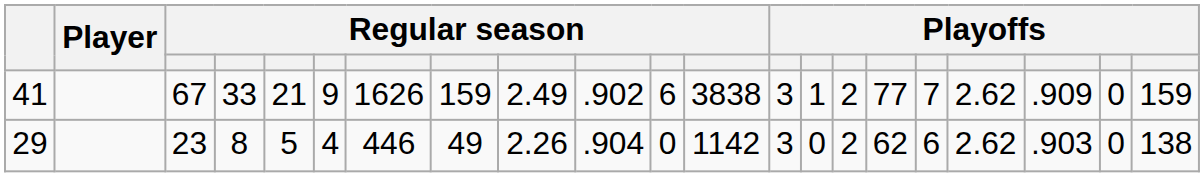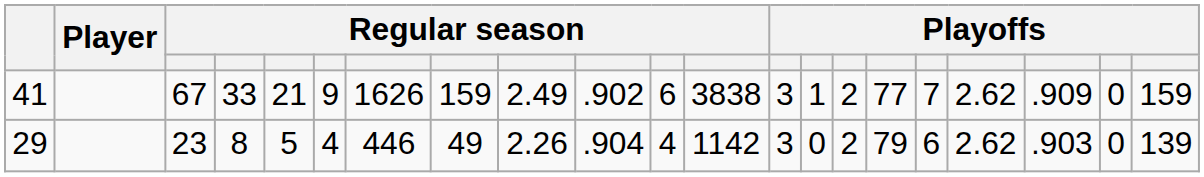(668, 144) 0 -> (668, 144) 4
(890, 144) 62 -> (890, 144) 79
(1166, 144) 138 -> (1166, 144) 139
